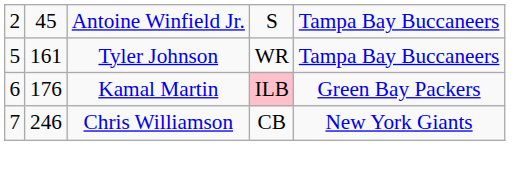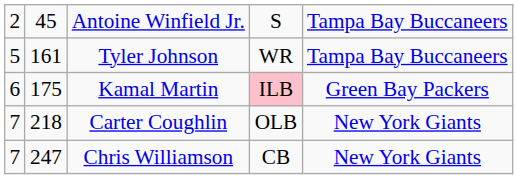(46, 88) 176 -> (46, 88) 175
+ row: (158, 122)
(46, 122) 246 -> (46, 156) 247
